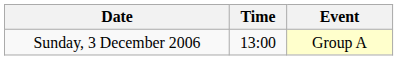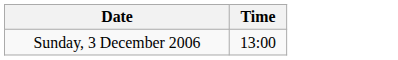- column: (340, 17)
